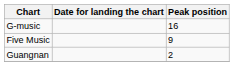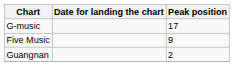(173, 26) 16 -> (173, 26) 17
